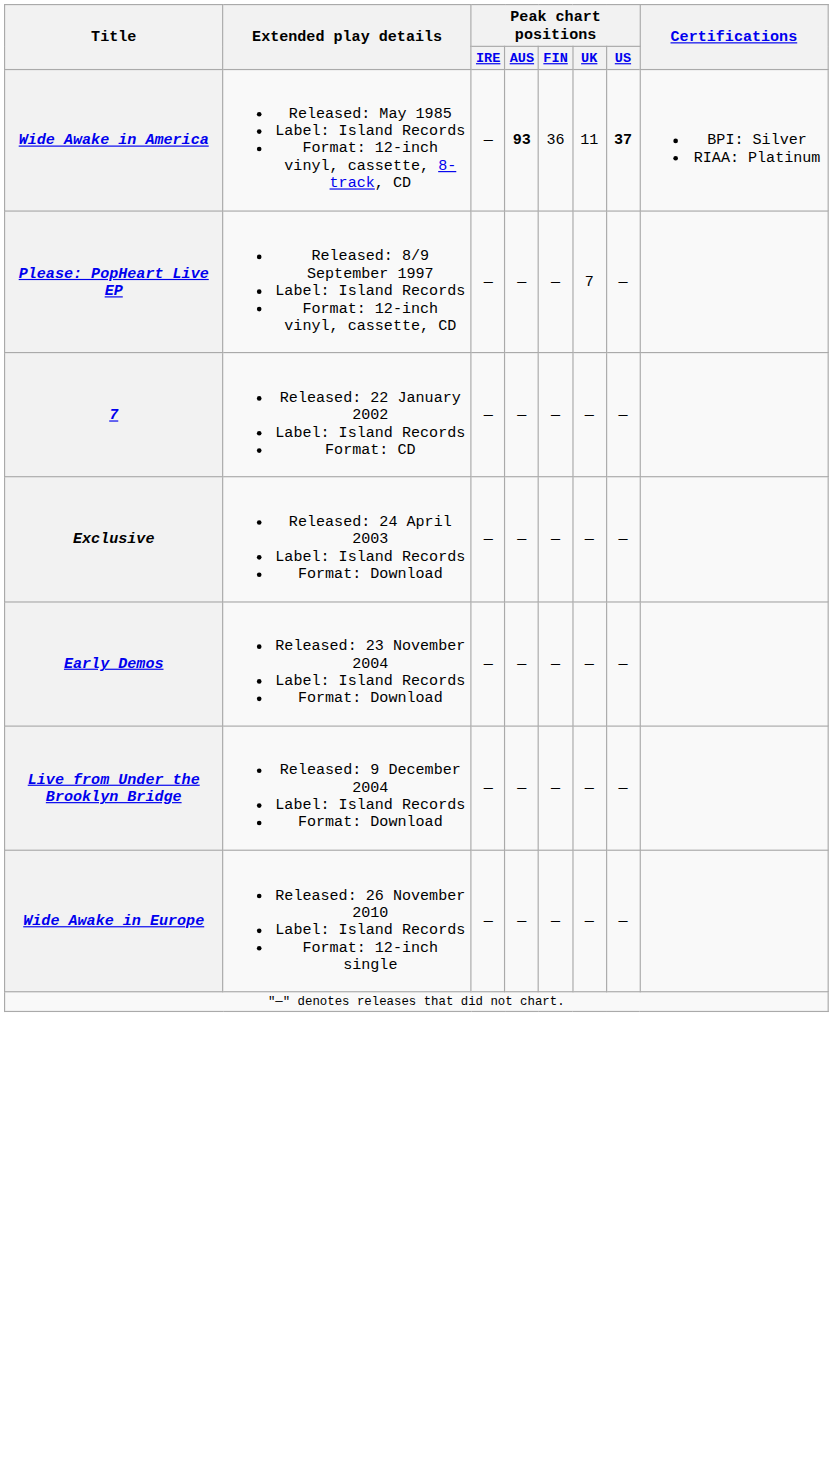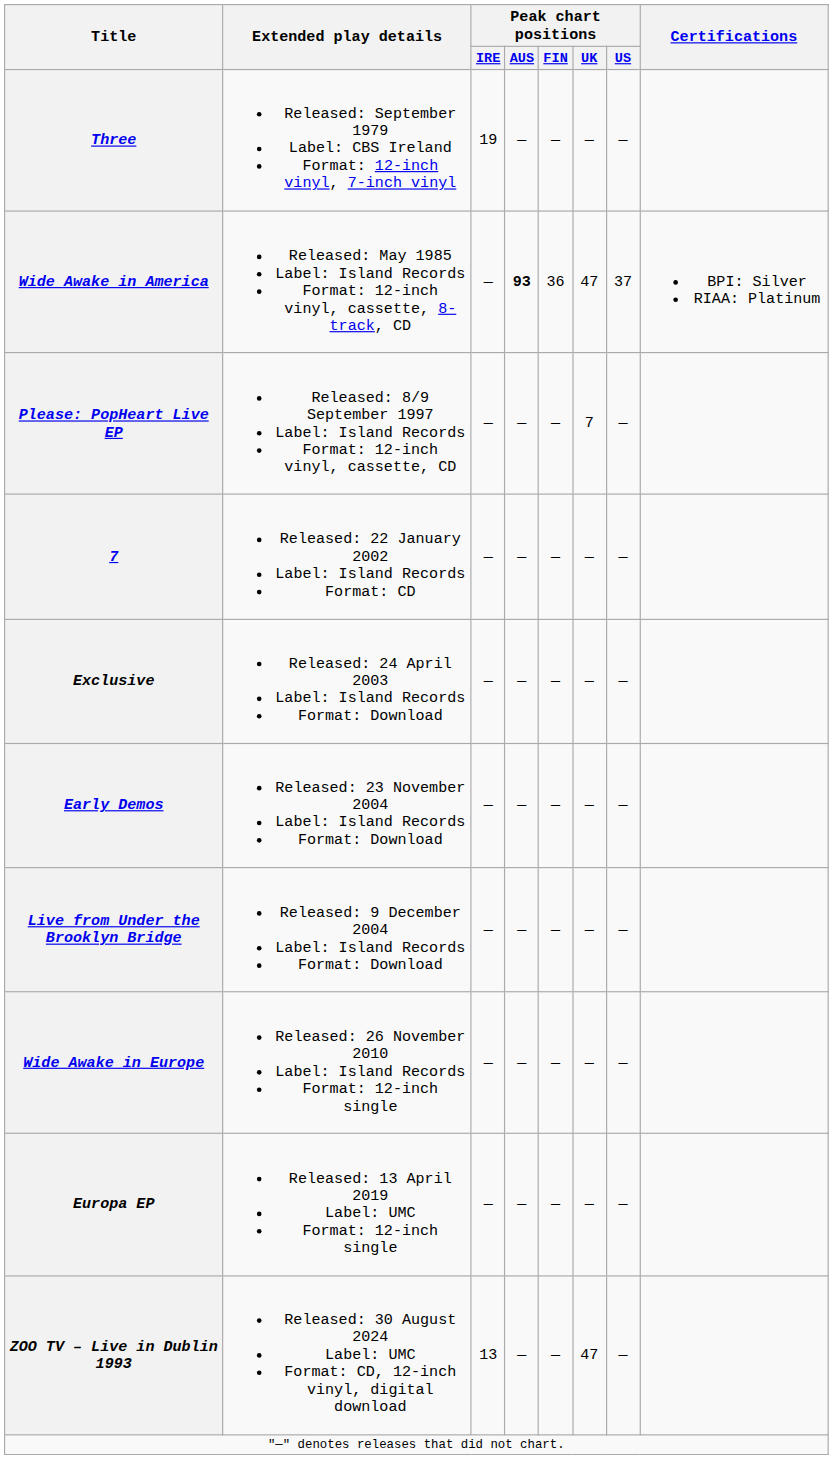+ row: (114, 140)
(589, 140) 11 -> (589, 282) 47
(623, 140) bold -> (623, 282) normal
+ row: (114, 1205)
+ row: (114, 1355)
